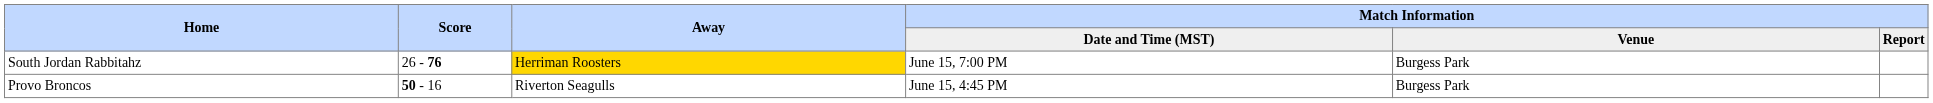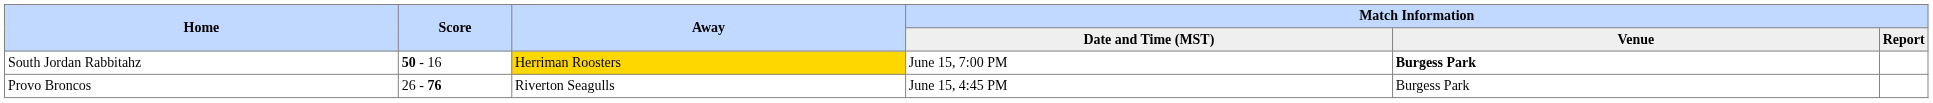(422, 62) 26 - 76 -> (422, 62) 50 - 16
(1433, 62) normal -> (1436, 62) bold
(422, 85) 50 - 16 -> (422, 85) 26 - 76
